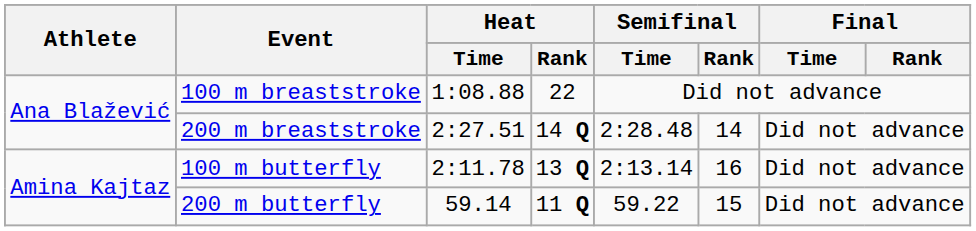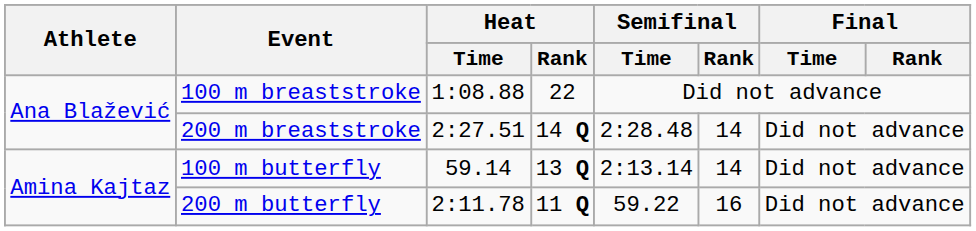(478, 168) 2:11.78 -> (478, 168) 59.14
(729, 168) 16 -> (729, 168) 14
(478, 206) 59.14 -> (478, 206) 2:11.78
(729, 206) 15 -> (729, 206) 16
